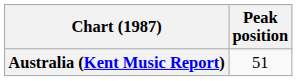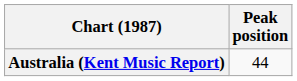(260, 62) 51 -> (260, 62) 44
